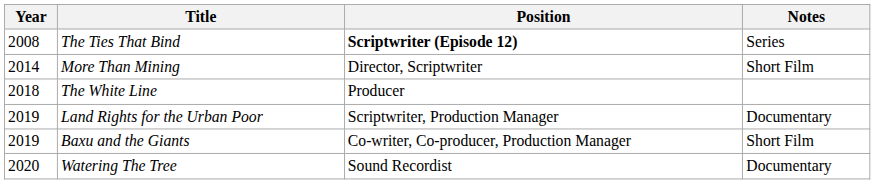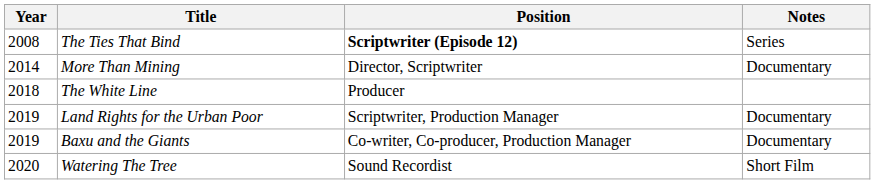(780, 66) Short Film -> (789, 66) Documentary
(780, 141) Short Film -> (789, 141) Documentary
(789, 166) Documentary -> (780, 166) Short Film
